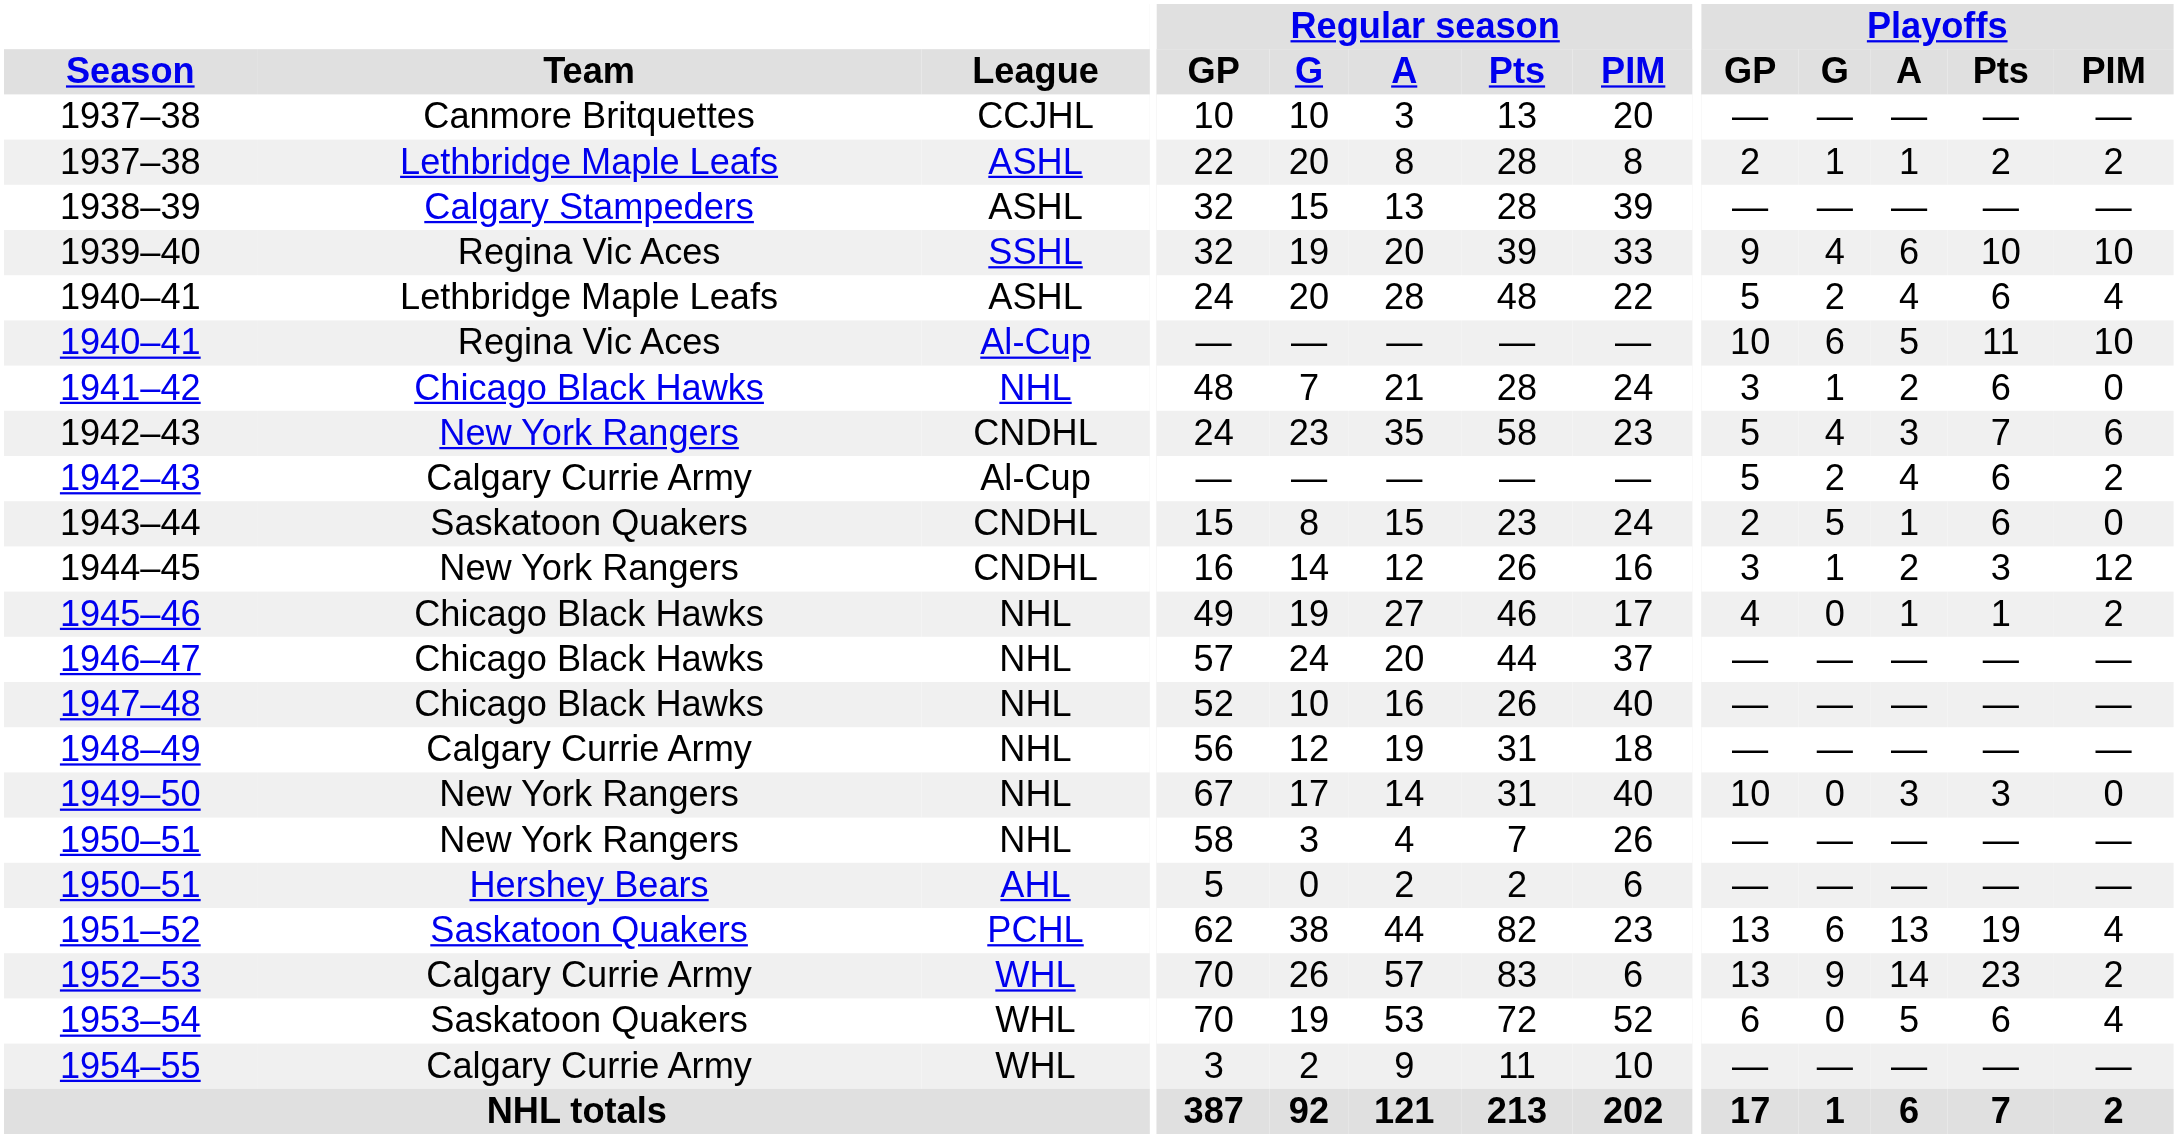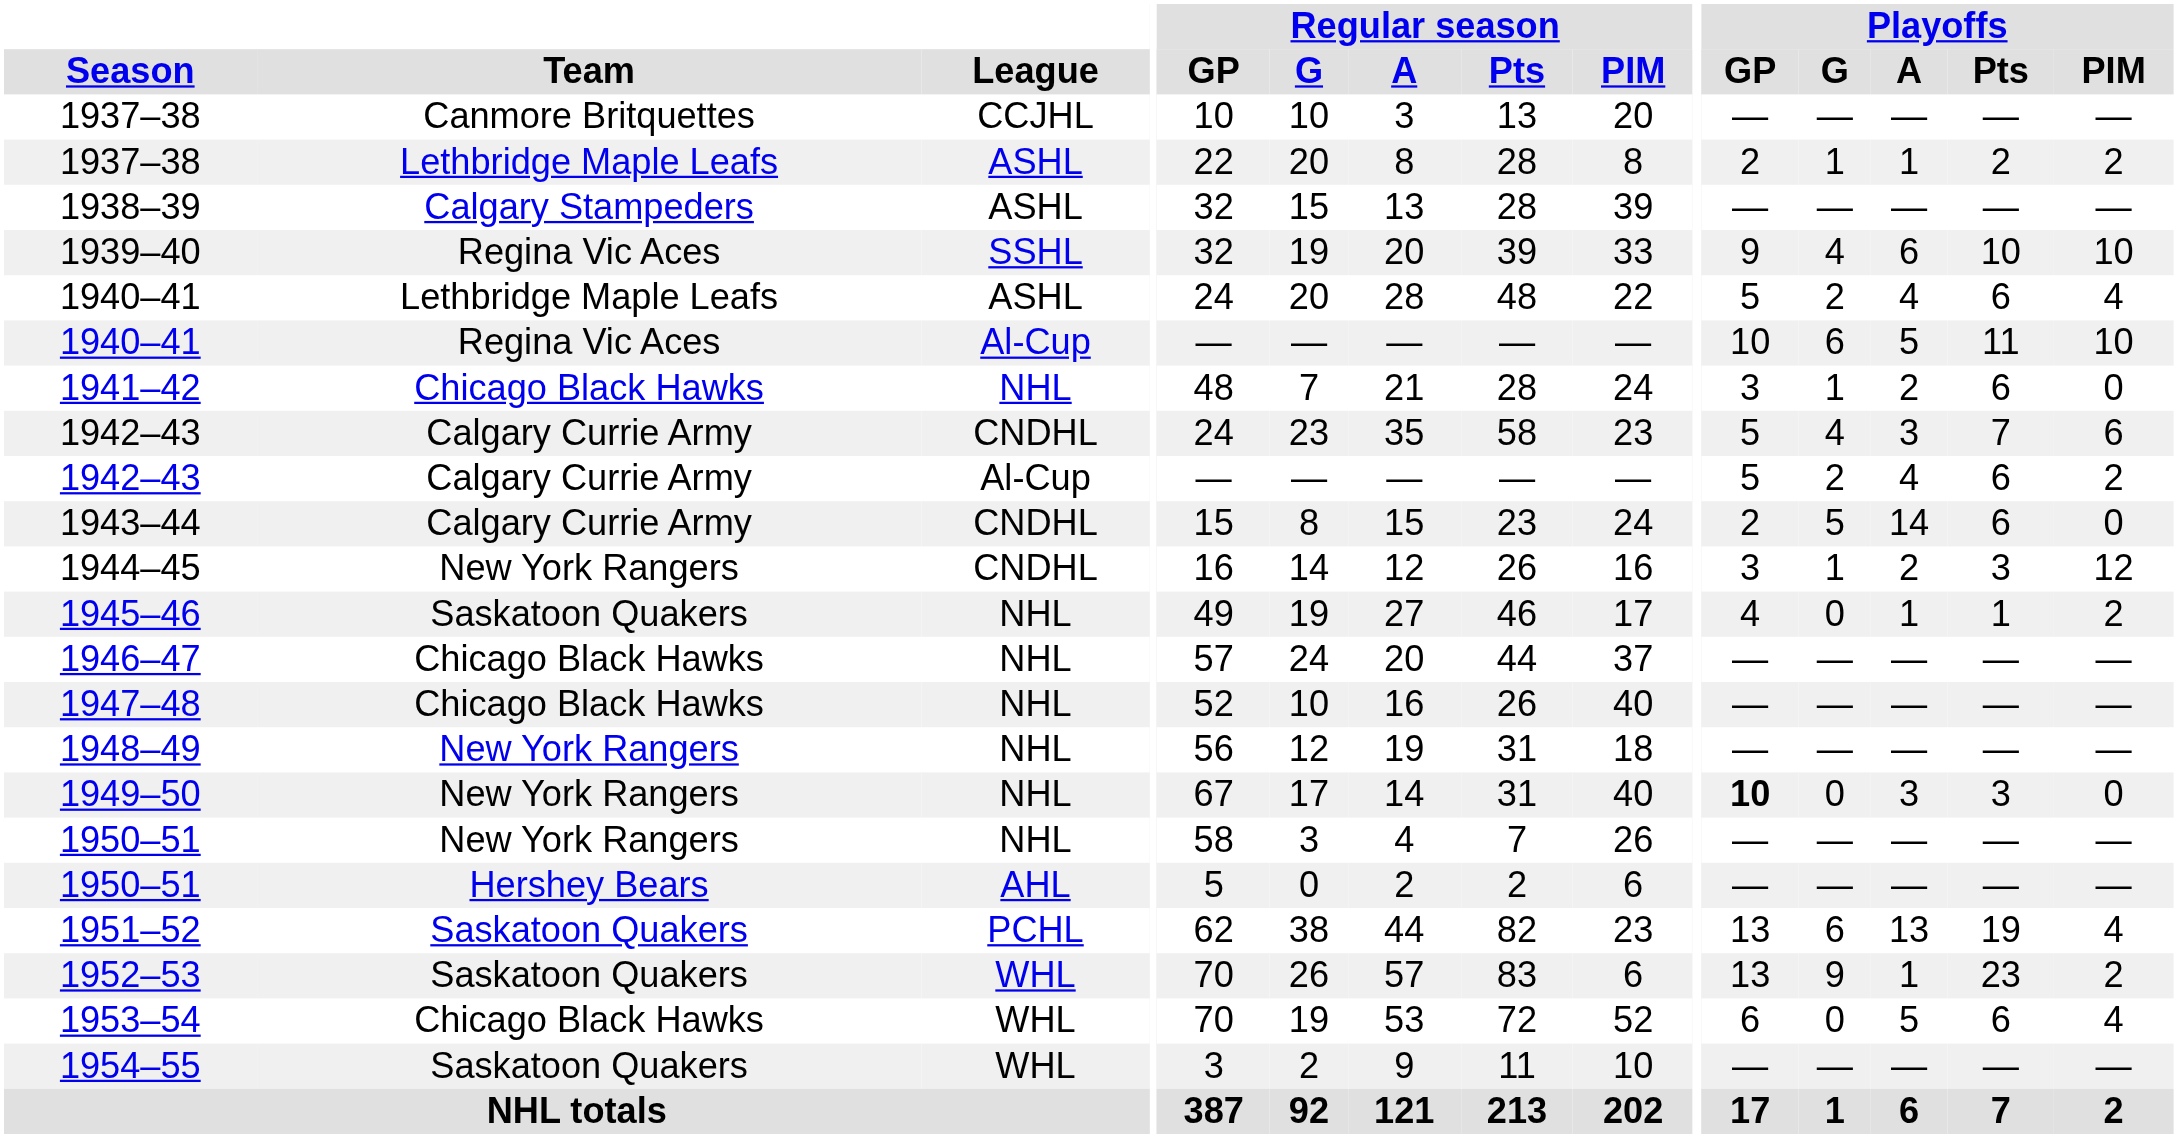(589, 432) New York Rangers -> (589, 432) Calgary Currie Army
(589, 523) Saskatoon Quakers -> (589, 523) Calgary Currie Army
(1909, 523) 1 -> (1909, 523) 14
(589, 613) Chicago Black Hawks -> (589, 613) Saskatoon Quakers
(589, 749) Calgary Currie Army -> (589, 749) New York Rangers
(1750, 794) normal -> (1750, 794) bold
(589, 975) Calgary Currie Army -> (589, 975) Saskatoon Quakers
(1909, 975) 14 -> (1909, 975) 1
(589, 1020) Saskatoon Quakers -> (589, 1020) Chicago Black Hawks
(589, 1065) Calgary Currie Army -> (589, 1065) Saskatoon Quakers
